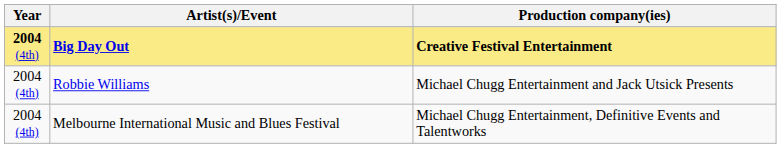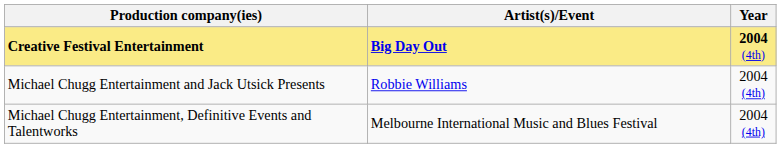columns swapped: (27, 15) <-> (595, 15)
